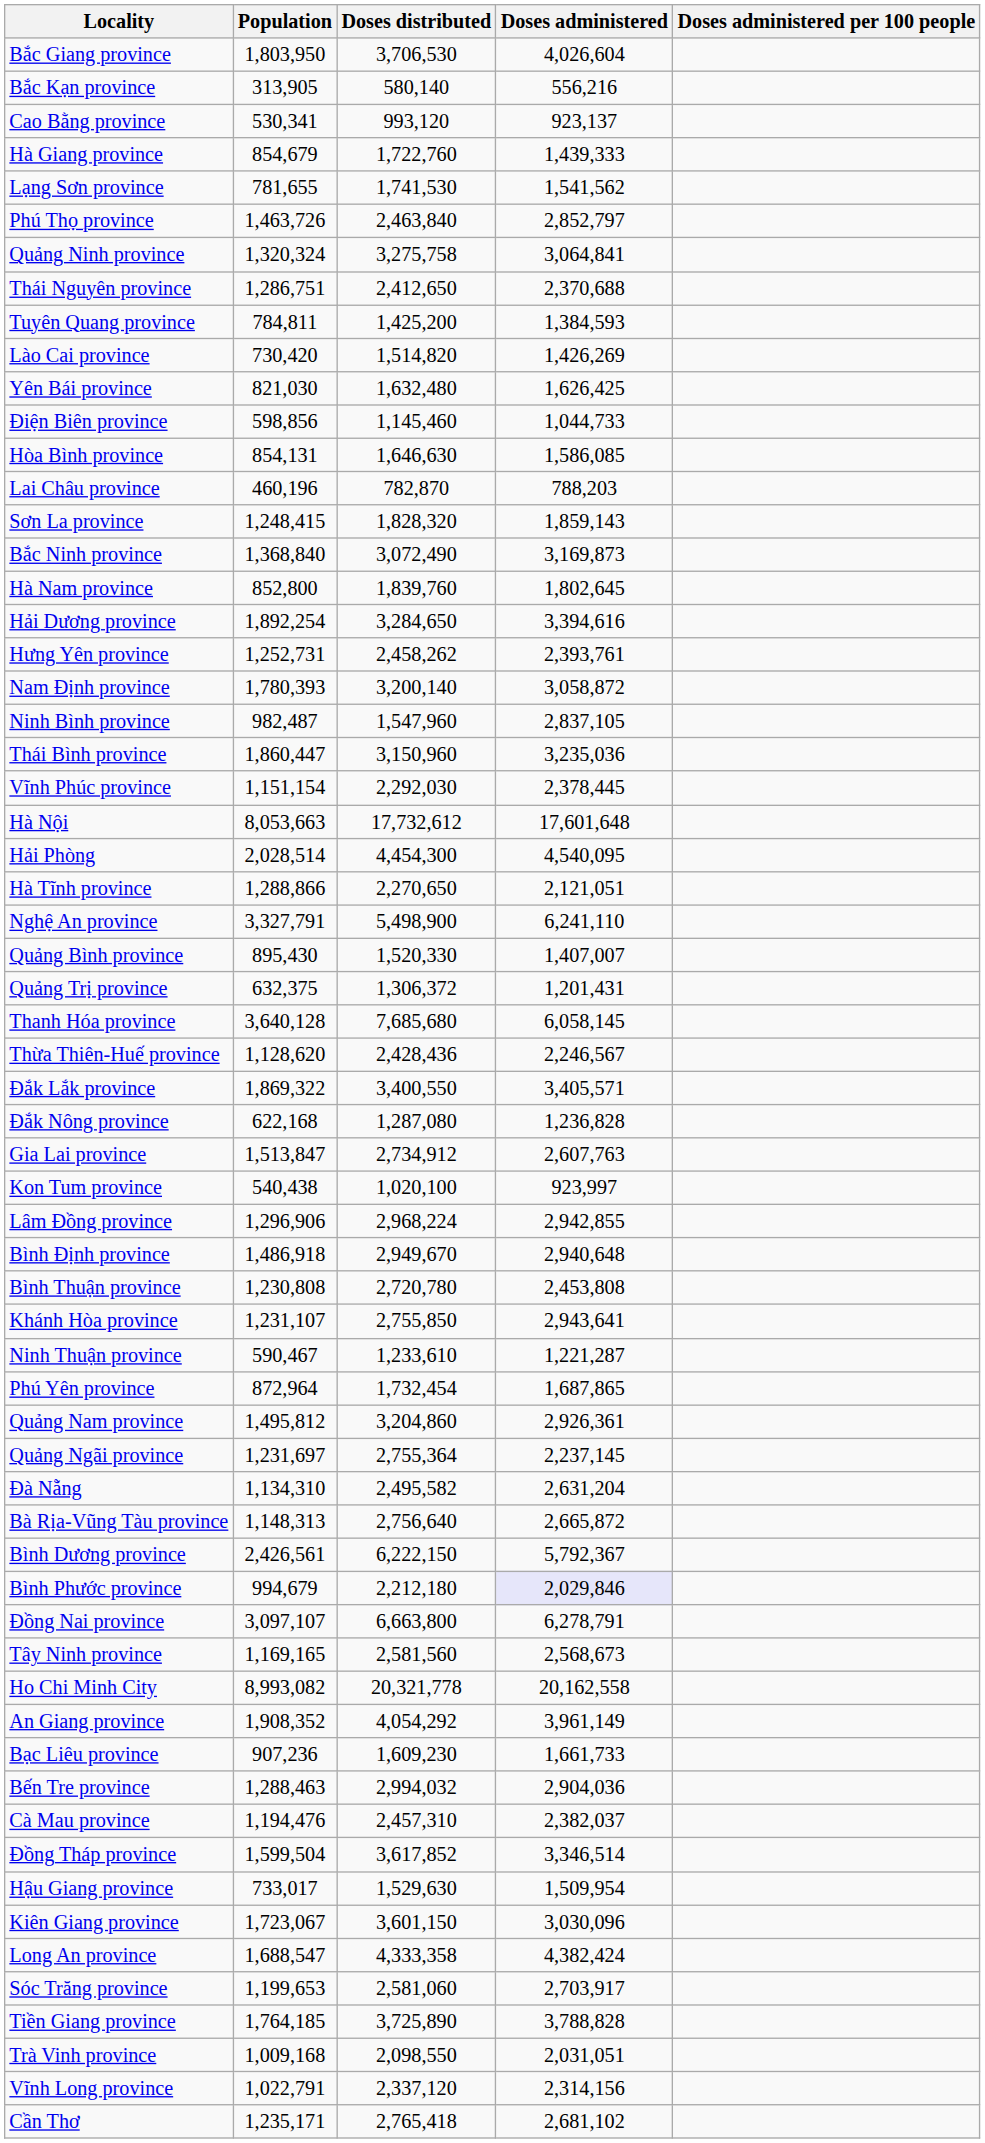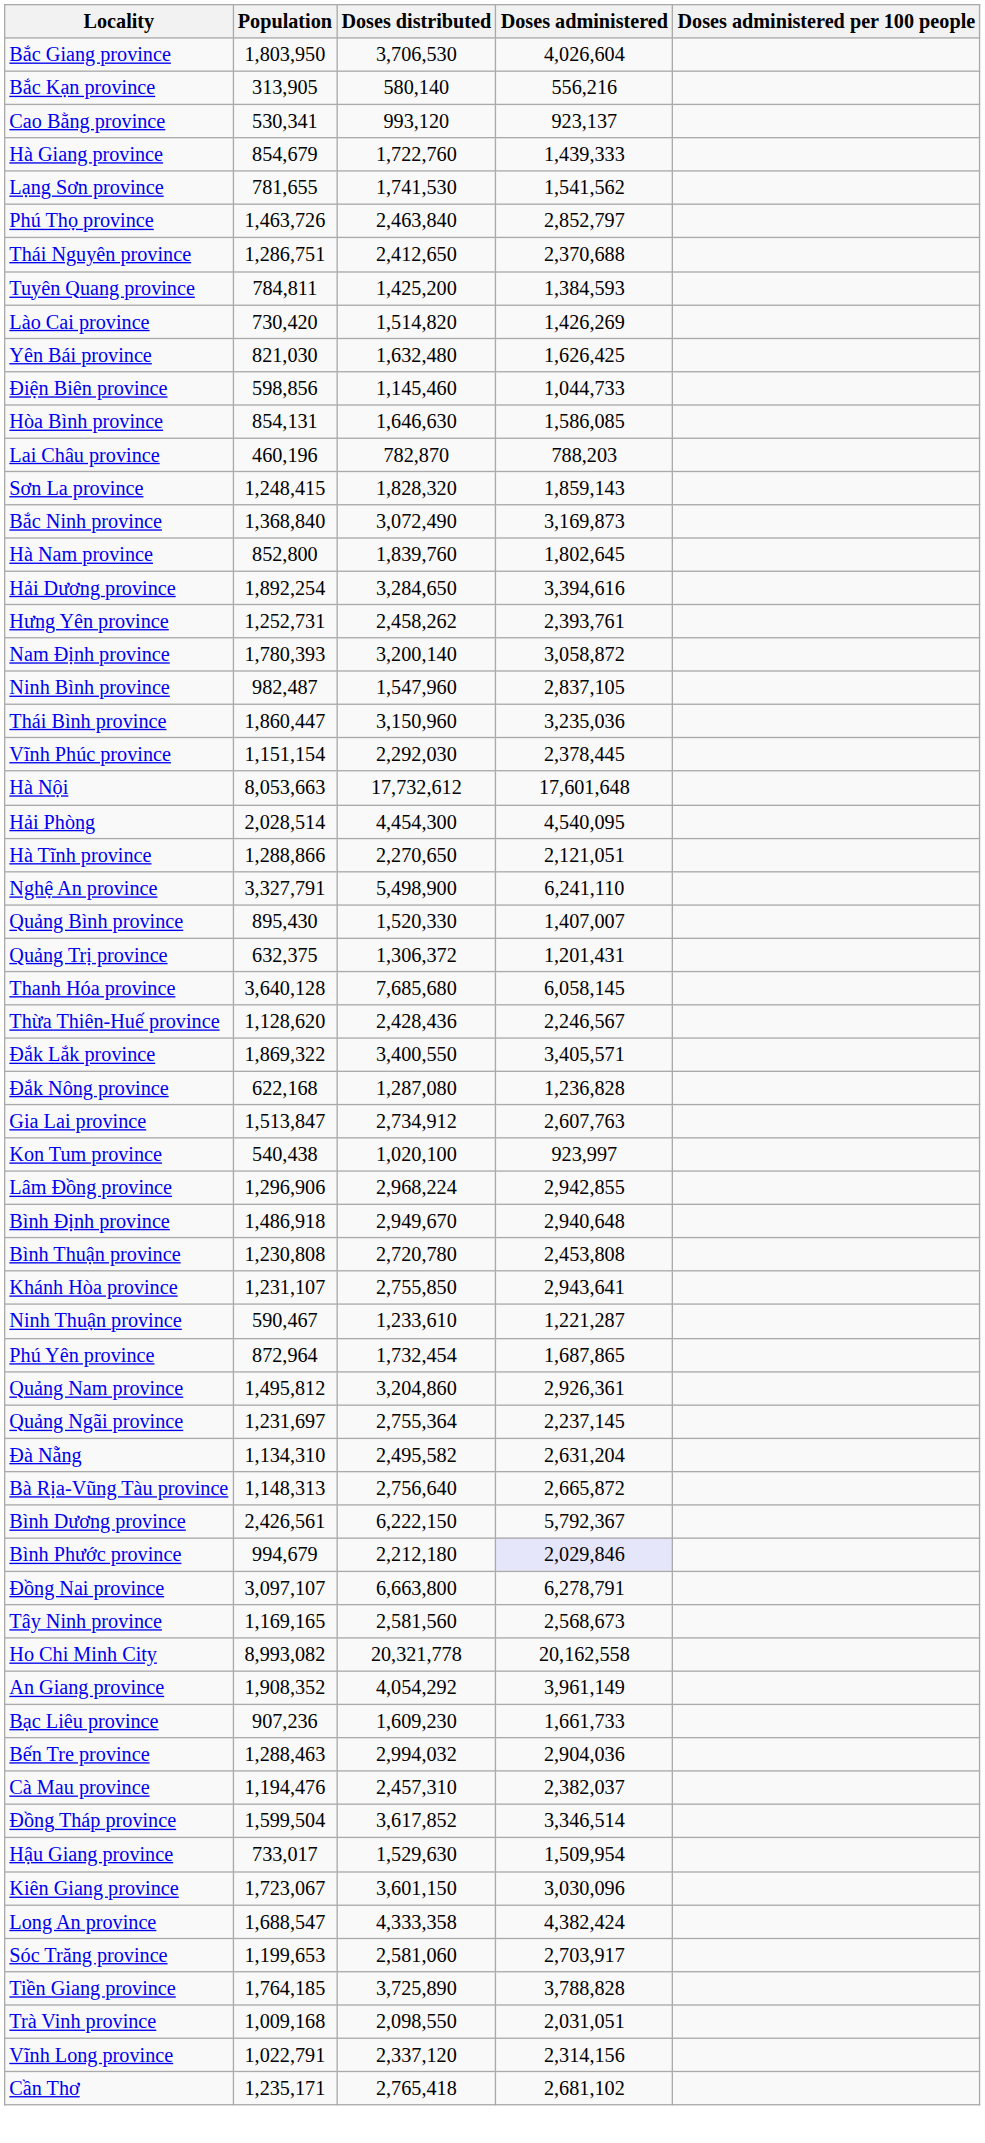- row: (97, 254)
